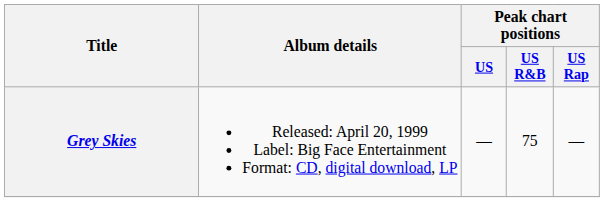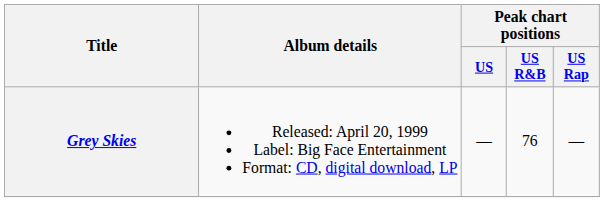(530, 141) 75 -> (530, 141) 76
